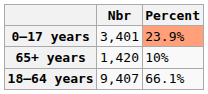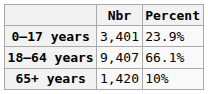(165, 36) lightsalmon background -> (165, 36) no background
rows swapped: (51, 79) <-> (51, 57)
